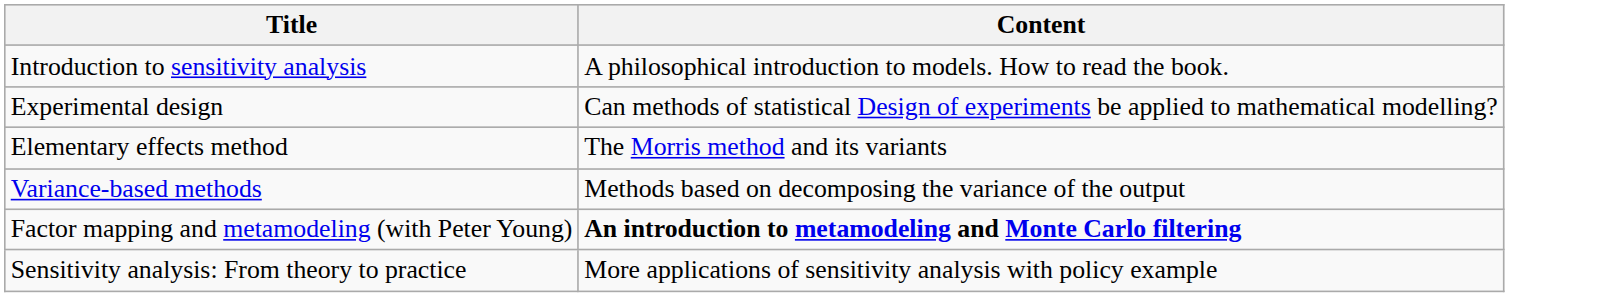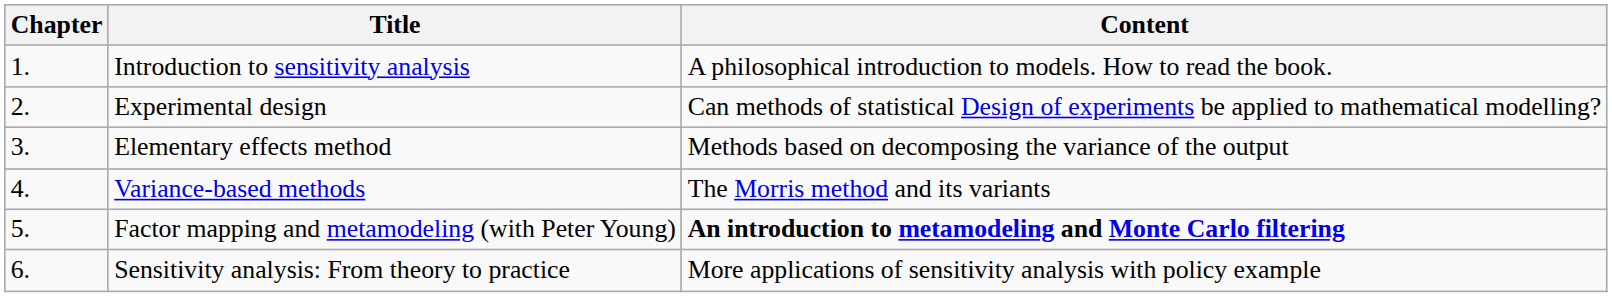+ column: (57, 24)
(766, 147) The Morris method and its variants -> (988, 147) Methods based on decomposing the variance of the output
(885, 188) Methods based on decomposing the variance of the output -> (869, 188) The Morris method and its variants
